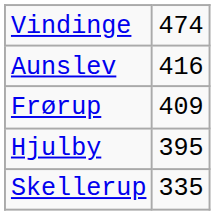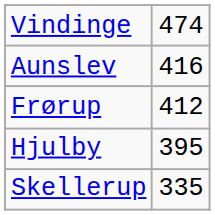(181, 107) 409 -> (181, 107) 412
